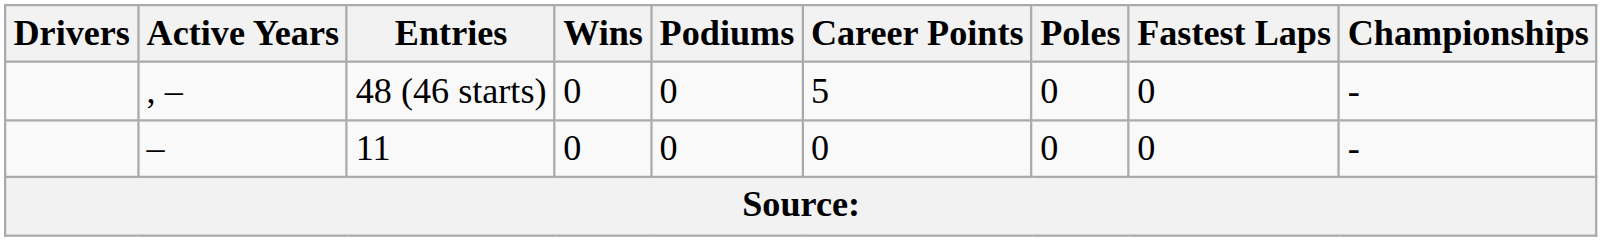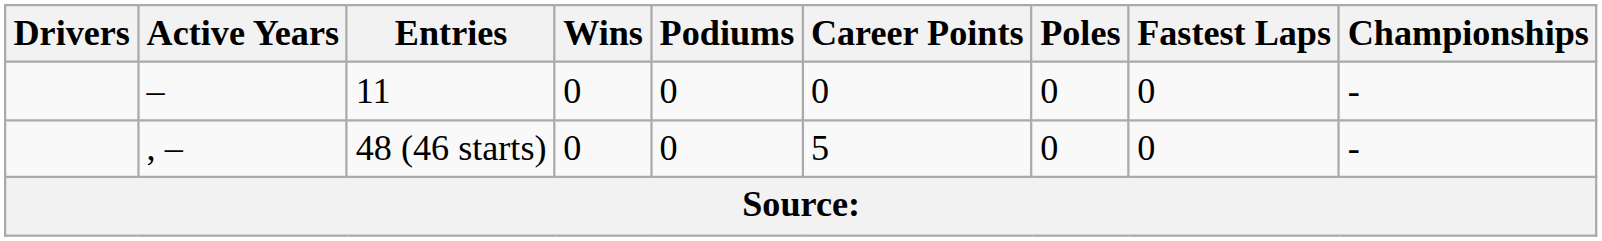rows swapped: (451, 90) <-> (373, 147)
